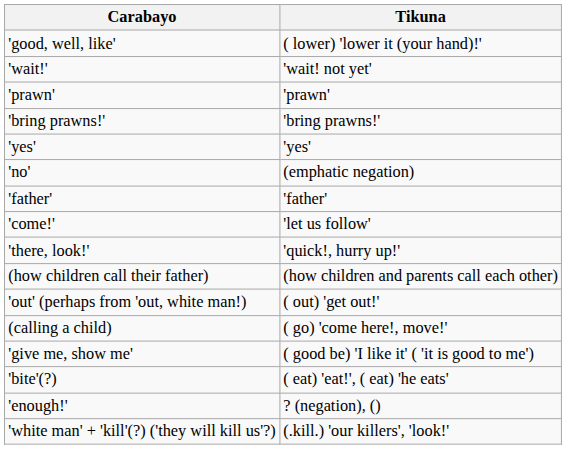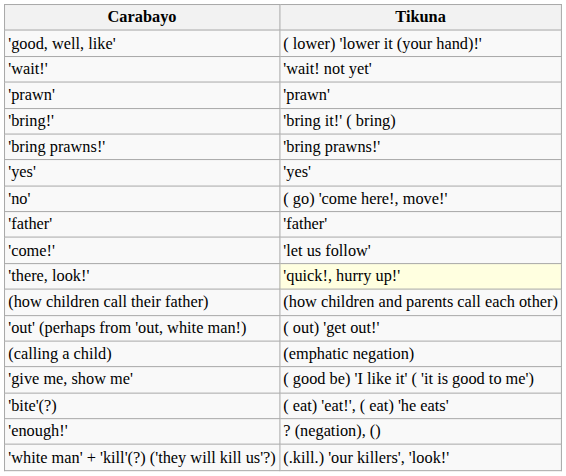+ row: (31, 120)
(349, 172) (emphatic negation) -> (365, 198) ( go) 'come here!, move!'
(342, 250) no background -> (342, 276) lightyellow background
(365, 328) ( go) 'come here!, move!' -> (349, 353) (emphatic negation)
